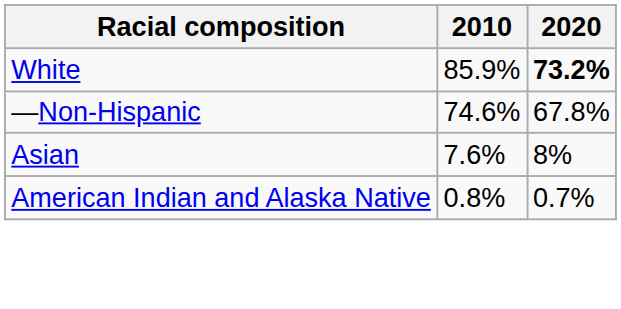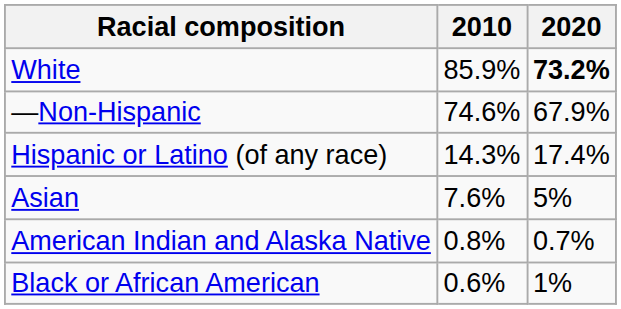(571, 112) 67.8% -> (571, 112) 67.9%
+ row: (199, 155)
(553, 155) 8% -> (553, 198) 5%
+ row: (165, 283)
